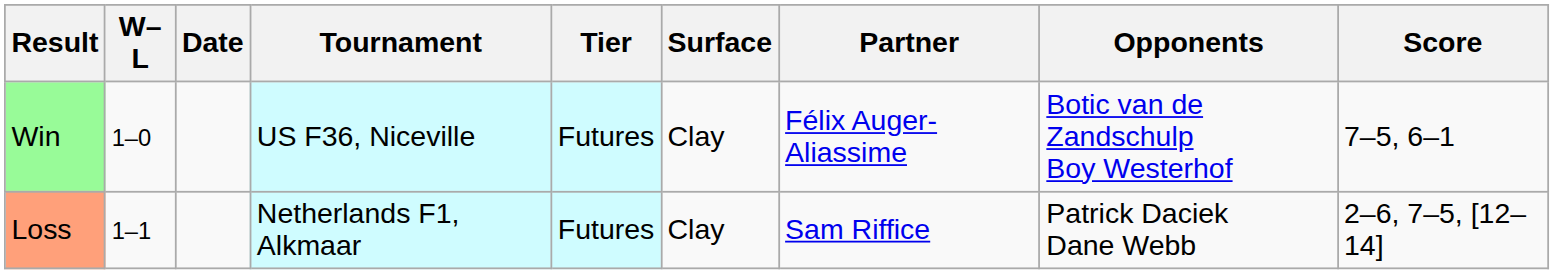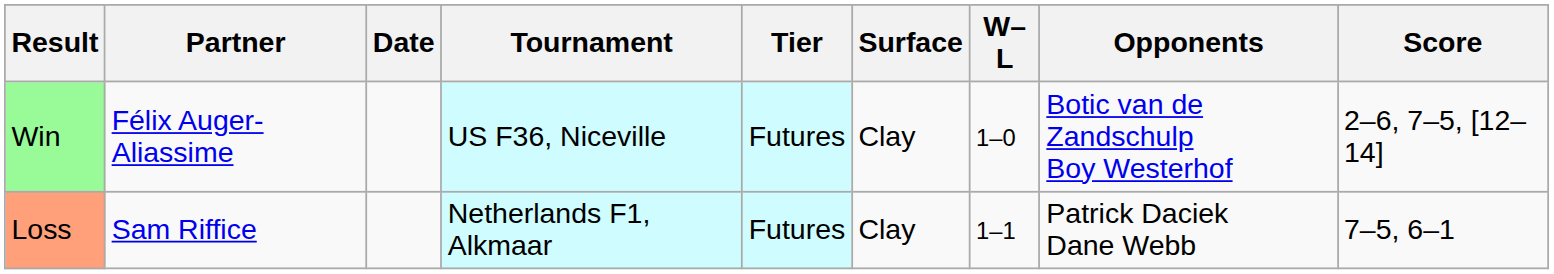columns swapped: (140, 43) <-> (909, 43)
(1399, 136) 7–5, 6–1 -> (1435, 136) 2–6, 7–5, [12–14]
(1435, 229) 2–6, 7–5, [12–14] -> (1399, 229) 7–5, 6–1
